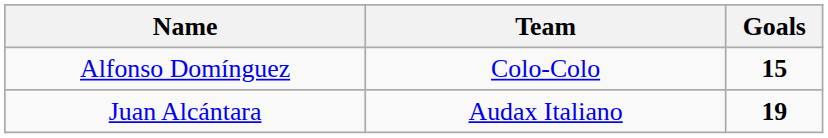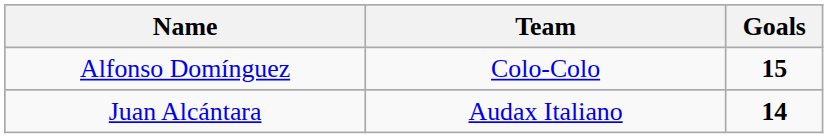(774, 111) 19 -> (774, 111) 14
